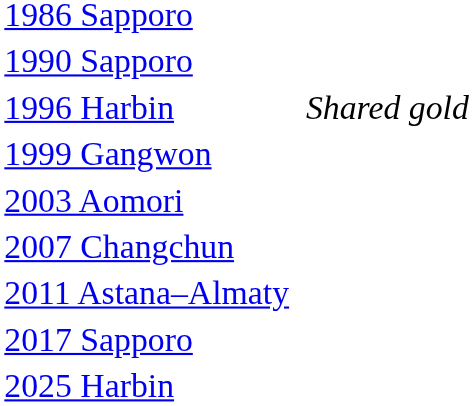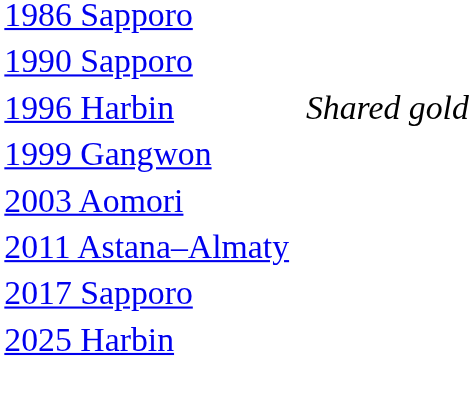- row: (119, 246)
